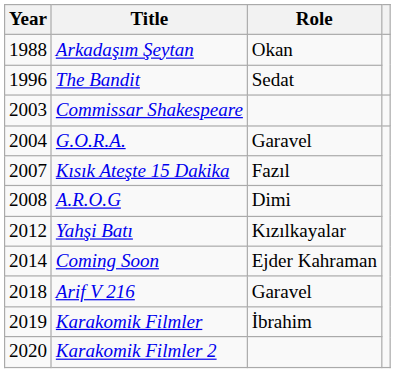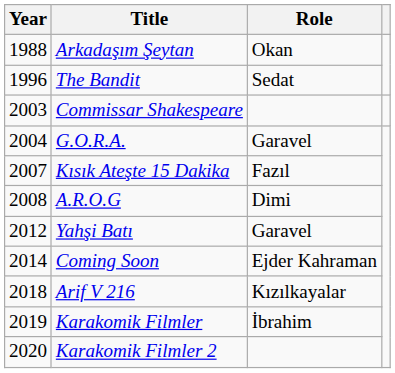(299, 230) Kızılkayalar -> (282, 230) Garavel
(282, 291) Garavel -> (299, 291) Kızılkayalar
